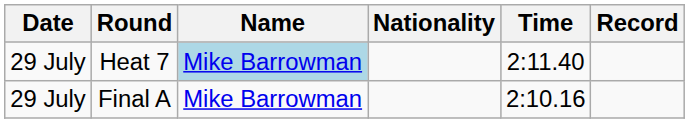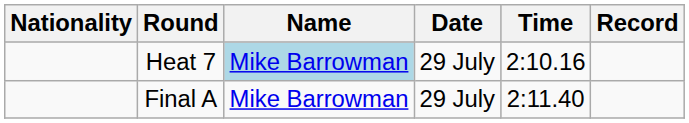columns swapped: (48, 23) <-> (434, 23)
(546, 61) 2:11.40 -> (546, 61) 2:10.16
(546, 99) 2:10.16 -> (546, 99) 2:11.40
